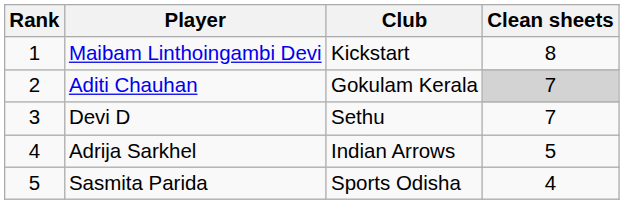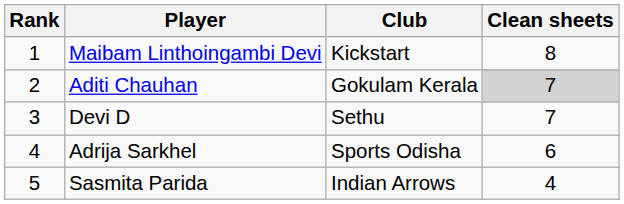(393, 150) Indian Arrows -> (396, 150) Sports Odisha
(550, 150) 5 -> (550, 150) 6
(396, 183) Sports Odisha -> (393, 183) Indian Arrows
